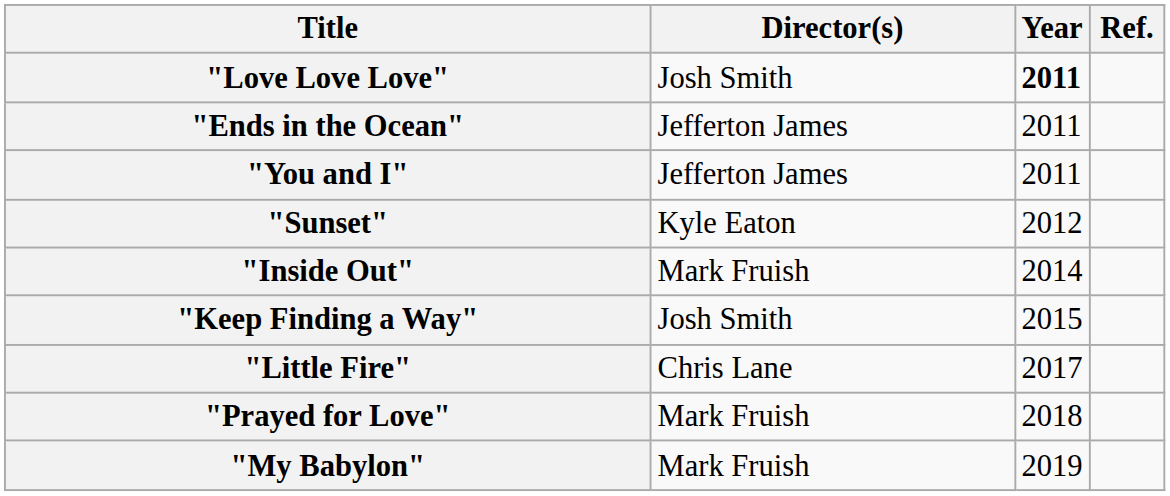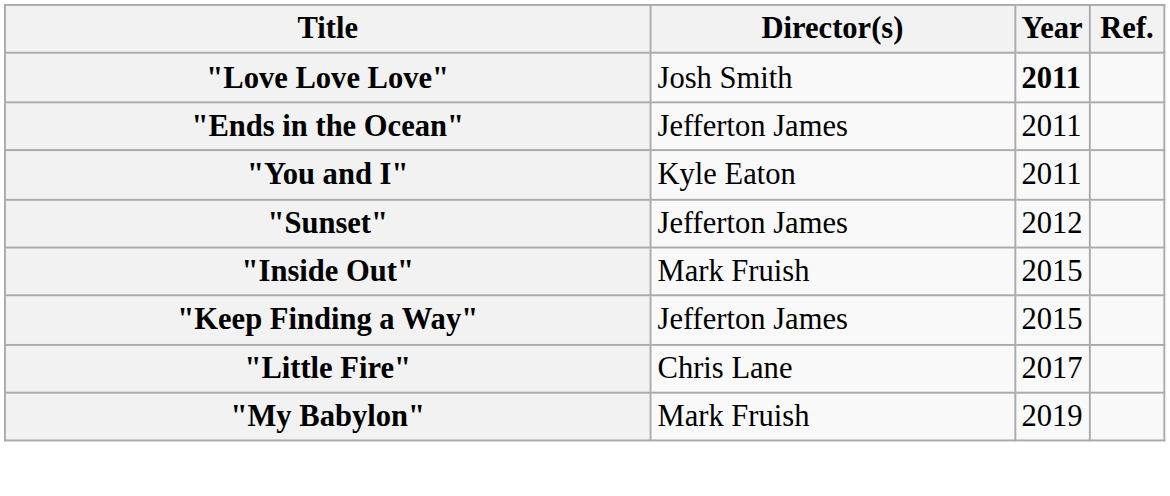(753, 174) Jefferton James -> (727, 174) Kyle Eaton
(727, 222) Kyle Eaton -> (753, 222) Jefferton James
(1052, 271) 2014 -> (1052, 271) 2015
(725, 319) Josh Smith -> (753, 319) Jefferton James
- row: (328, 416)
